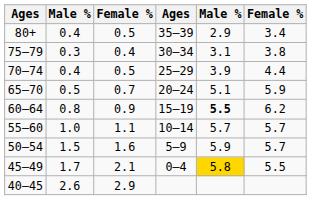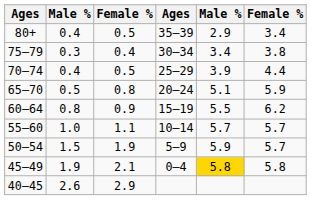(220, 52) 3.1 -> (220, 52) 3.4
(125, 90) 0.7 -> (125, 90) 0.8
(220, 109) bold -> (220, 109) normal
(125, 147) 1.6 -> (125, 147) 1.9
(70, 166) 1.7 -> (70, 166) 1.9
(275, 166) 5.5 -> (275, 166) 5.8
